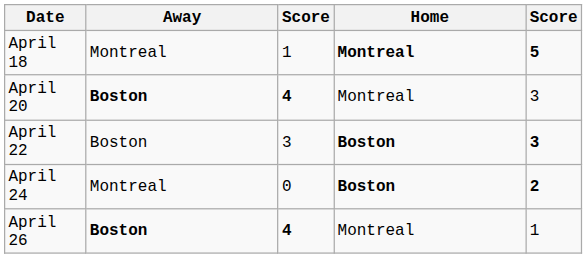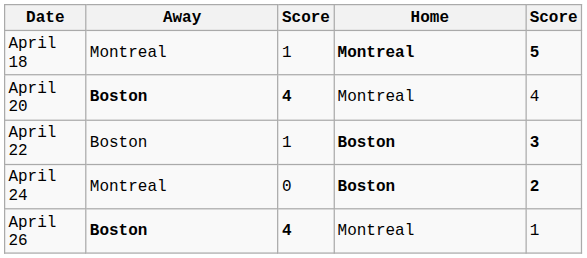(534, 97) 3 -> (534, 97) 4
(287, 142) 3 -> (287, 142) 1
